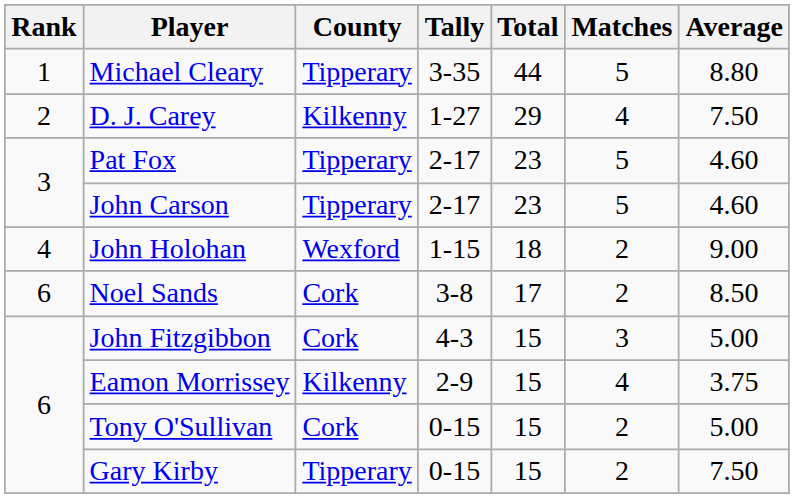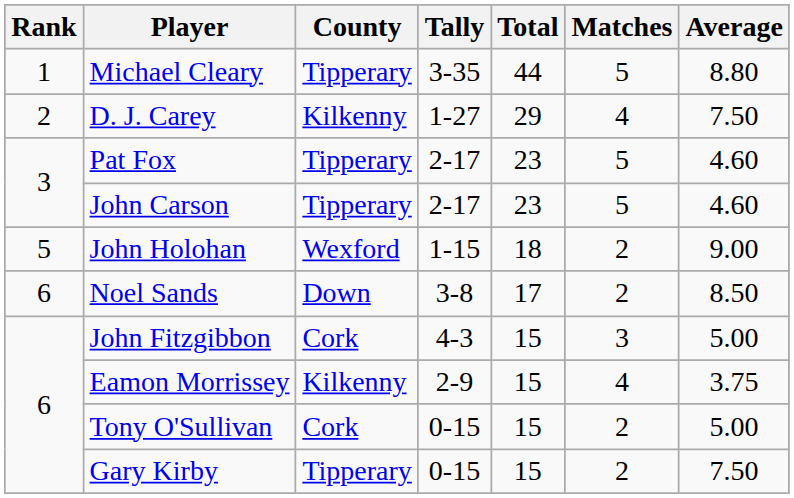(44, 248) 4 -> (44, 248) 5
(330, 293) Cork -> (337, 293) Down
